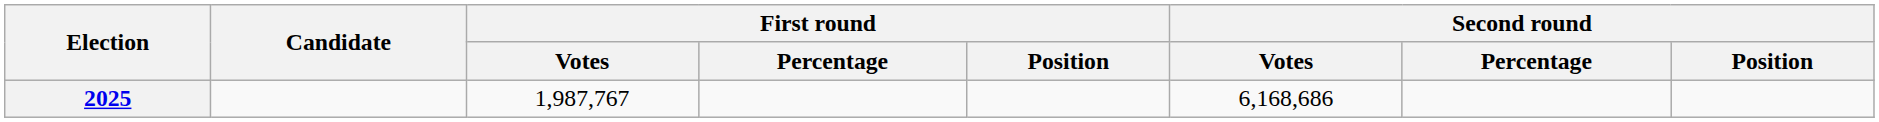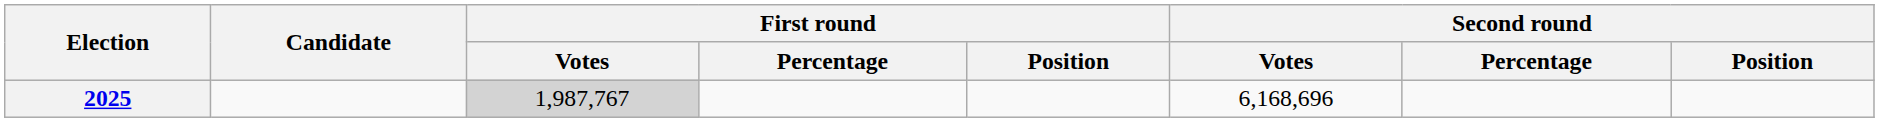(582, 98) no background -> (582, 98) lightgrey background
(1286, 98) 6,168,686 -> (1286, 98) 6,168,696
